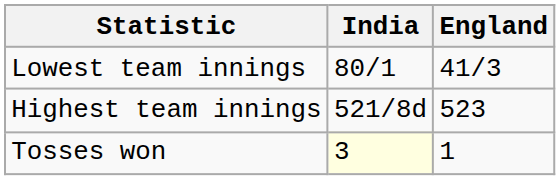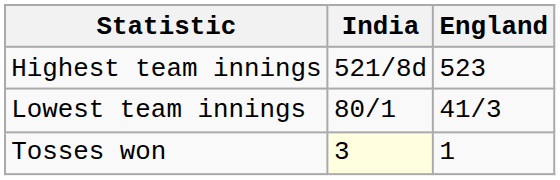rows swapped: (166, 110) <-> (159, 68)
